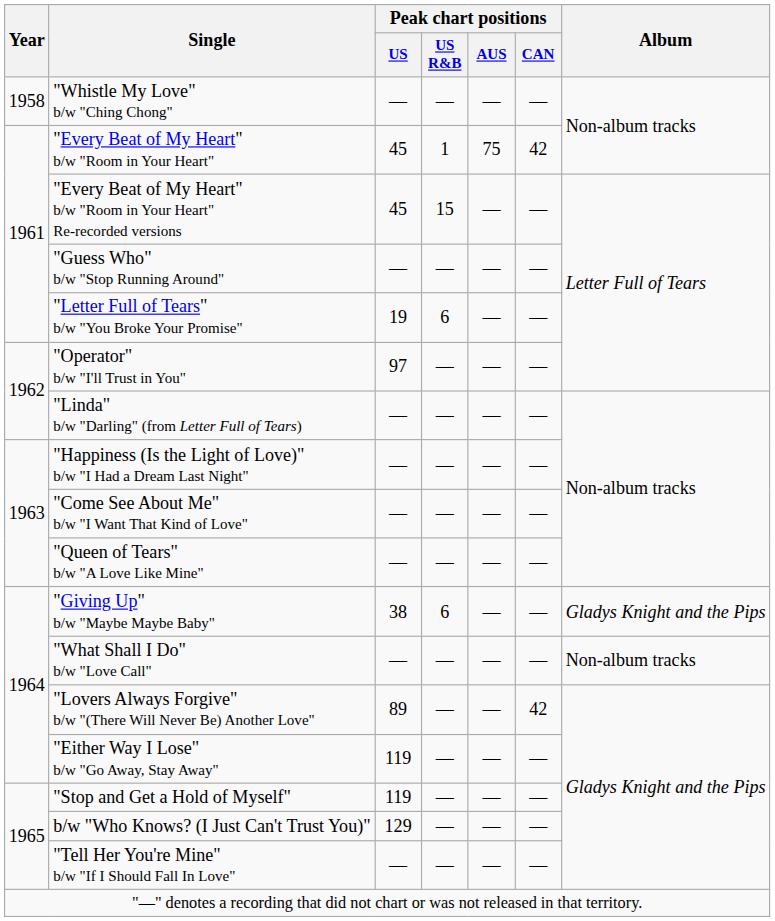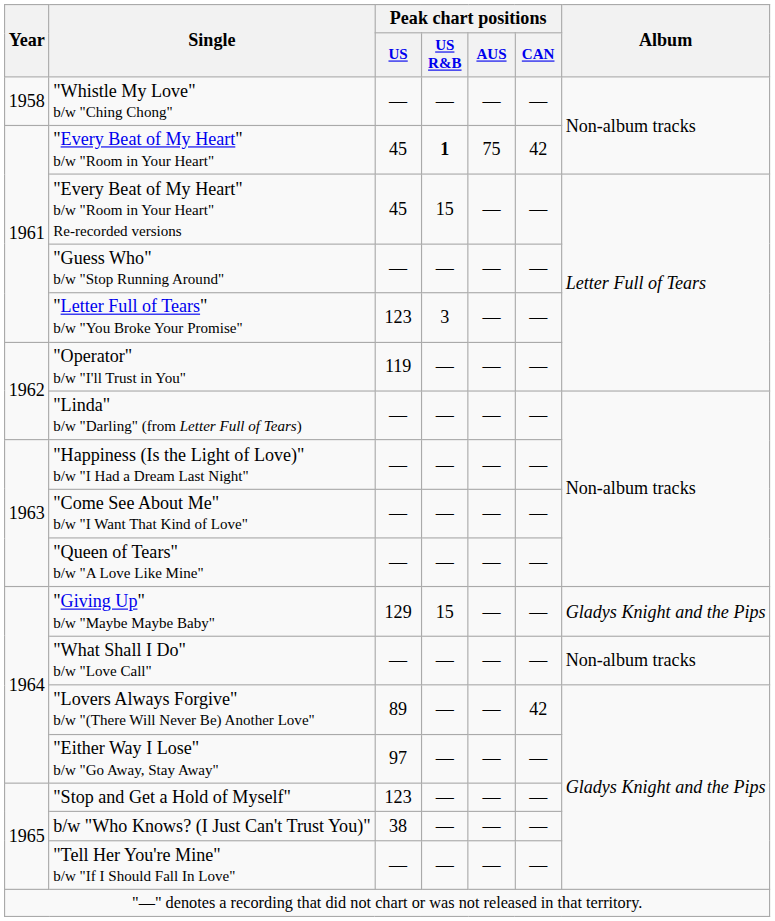(445, 149) normal -> (445, 149) bold
(398, 317) 19 -> (398, 317) 123
(445, 317) 6 -> (445, 317) 3
(398, 366) 97 -> (398, 366) 119
(398, 611) 38 -> (398, 611) 129
(445, 611) 6 -> (445, 611) 15
(398, 758) 119 -> (398, 758) 97
(398, 797) 119 -> (398, 797) 123
(398, 826) 129 -> (398, 826) 38
